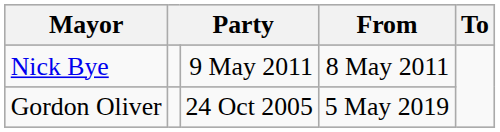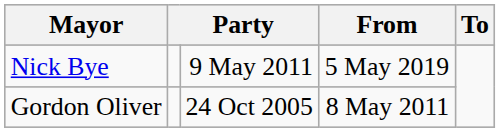(387, 65) 8 May 2011 -> (387, 65) 5 May 2019
(387, 106) 5 May 2019 -> (387, 106) 8 May 2011
